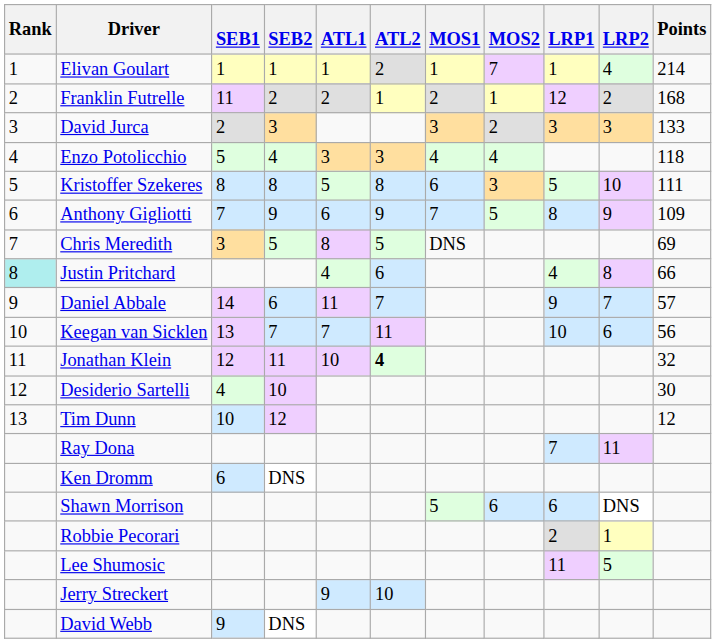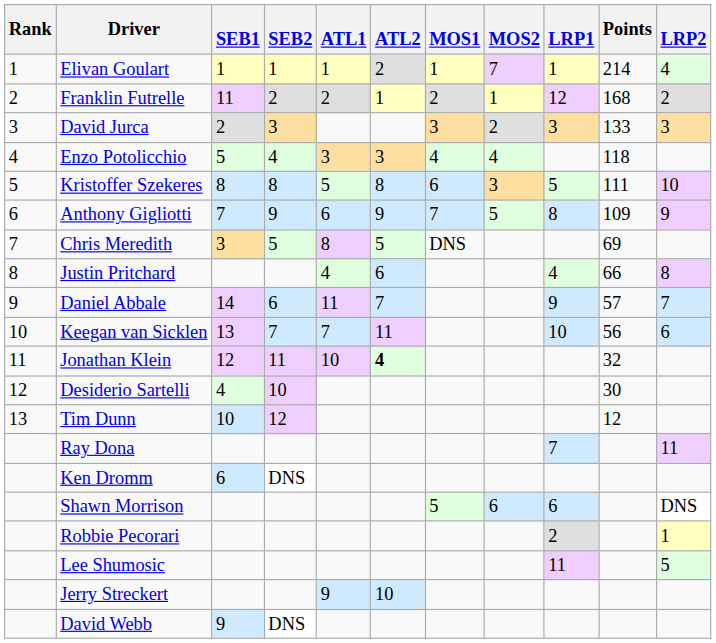columns swapped: (626, 39) <-> (682, 29)
(13, 273) paleturquoise background -> (13, 273) no background
